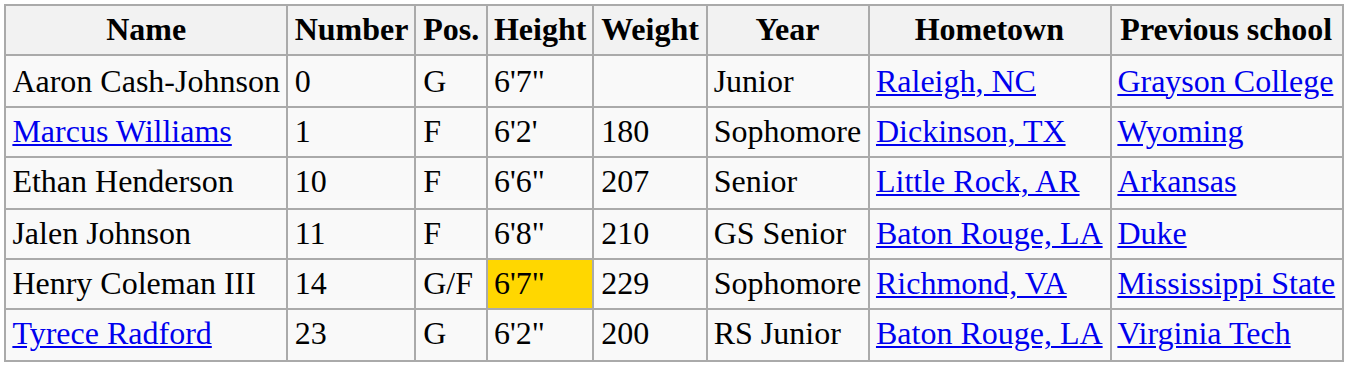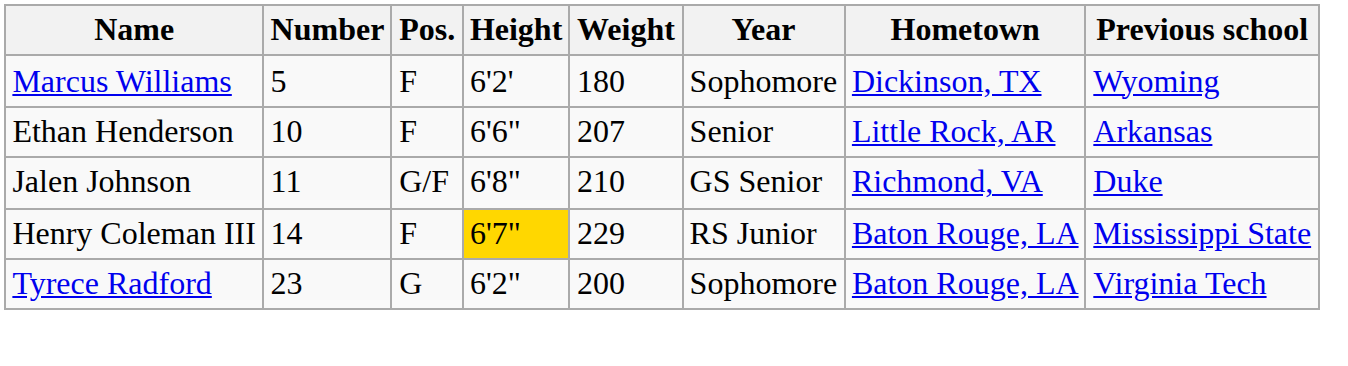- row: (146, 80)
(303, 131) 1 -> (279, 80) 5
(432, 232) F -> (424, 182) G/F
(989, 232) Baton Rouge, LA -> (947, 182) Richmond, VA
(448, 283) G/F -> (408, 232) F
(787, 283) Sophomore -> (753, 232) RS Junior
(971, 283) Richmond, VA -> (965, 232) Baton Rouge, LA
(777, 334) RS Junior -> (763, 283) Sophomore
